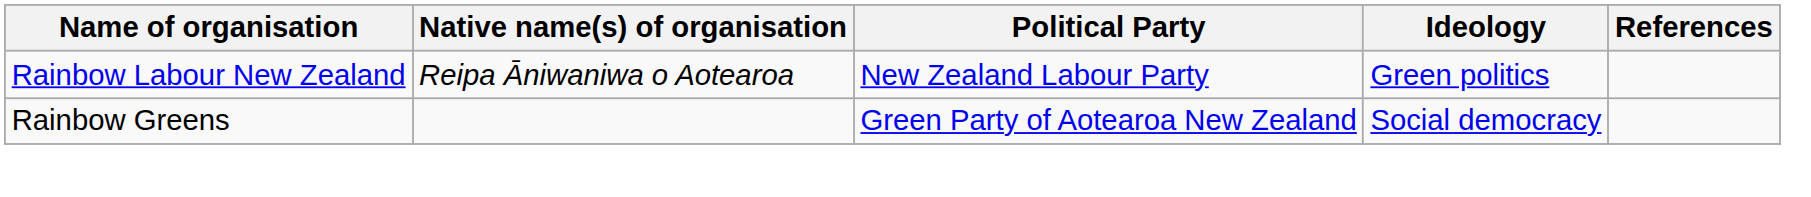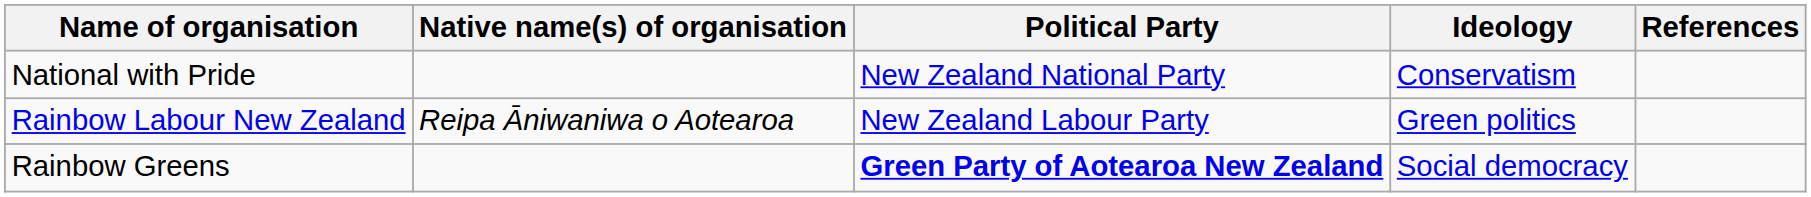+ row: (134, 74)
(1109, 120) normal -> (1122, 167) bold
